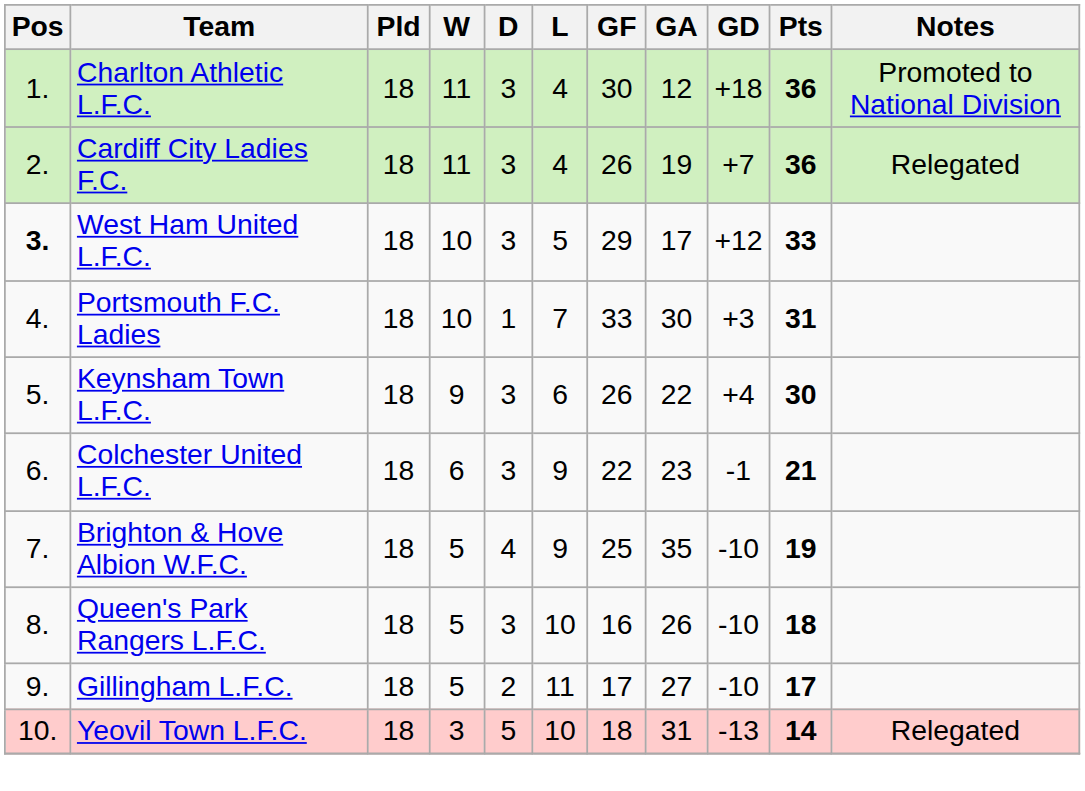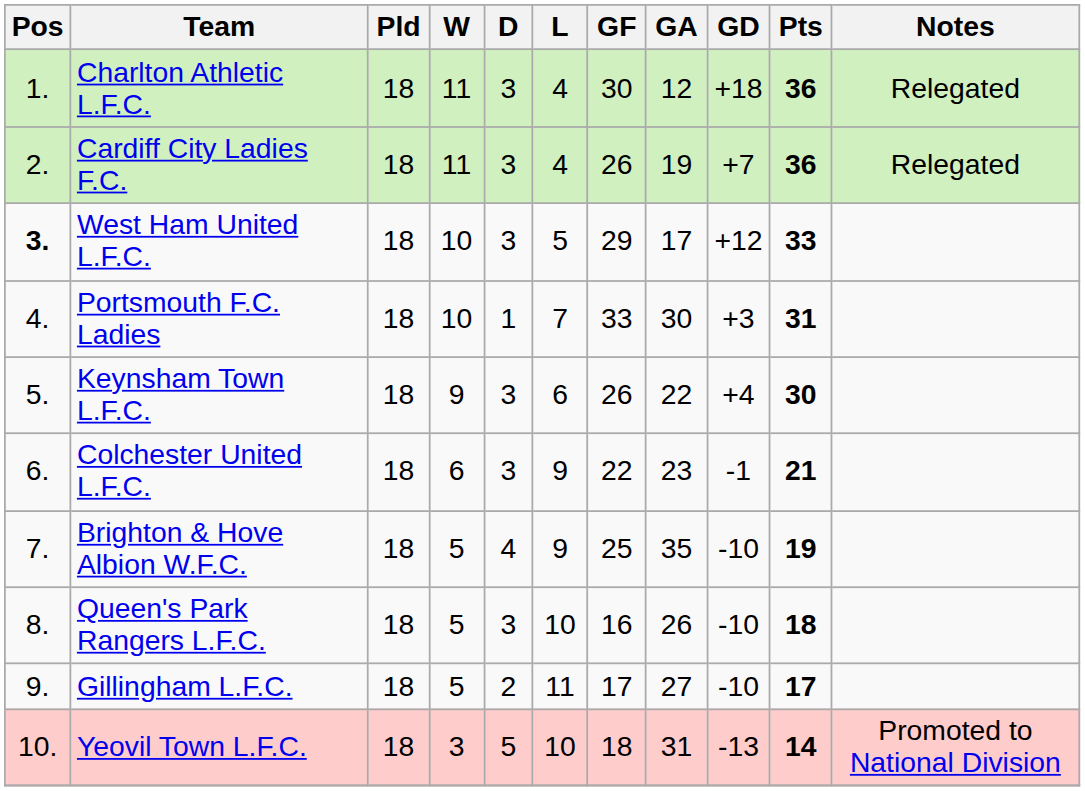(955, 87) Promoted to National Division -> (955, 87) Relegated
(955, 730) Relegated -> (955, 746) Promoted to National Division
